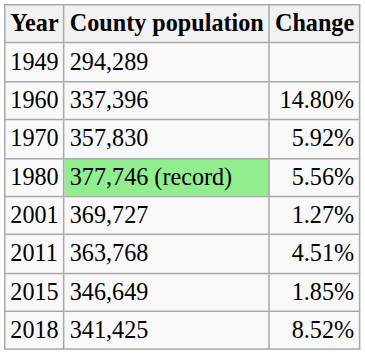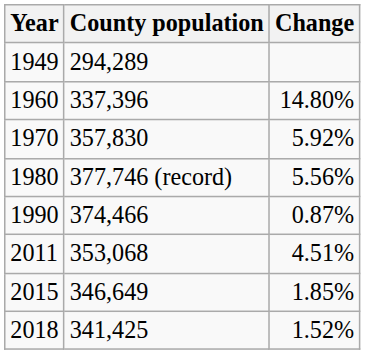(151, 176) lightgreen background -> (151, 176) no background
+ row: (34, 215)
- row: (34, 215)
(109, 253) 363,768 -> (109, 253) 353,068
(323, 330) 8.52% -> (323, 330) 1.52%
